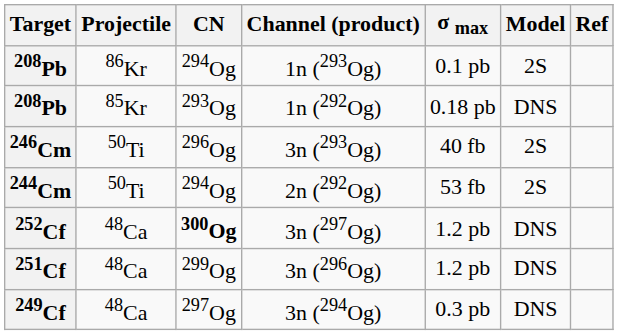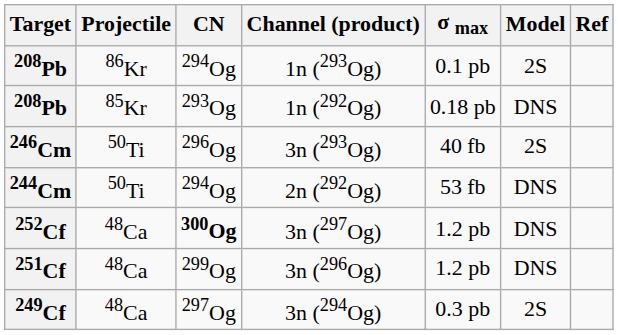(536, 187) 2S -> (536, 187) DNS
(536, 309) DNS -> (536, 309) 2S
